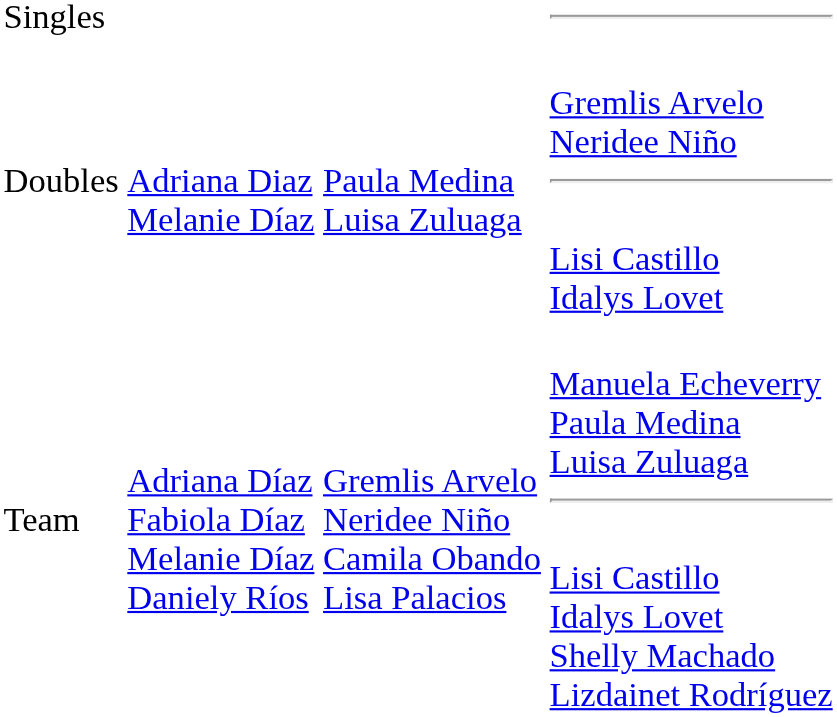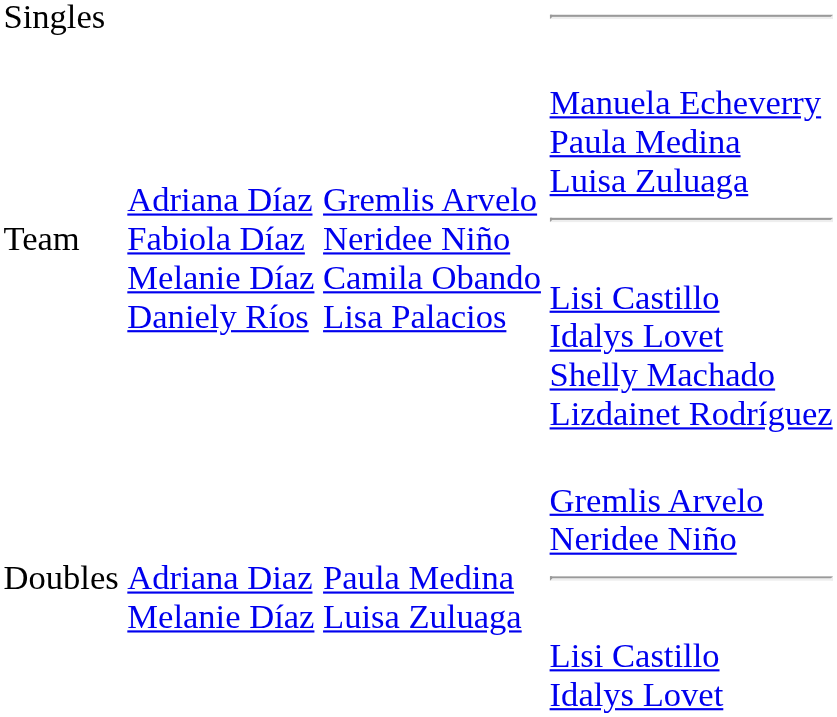rows swapped: (61, 180) <-> (42, 519)
